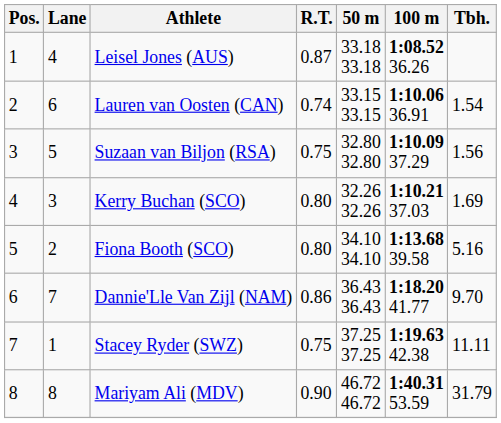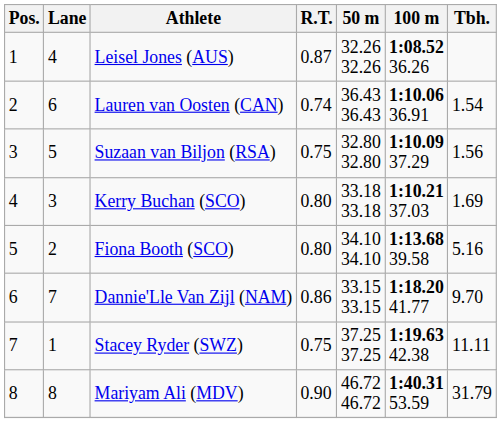(361, 56) 33.18 33.18 -> (361, 56) 32.26 32.26
(361, 104) 33.15 33.15 -> (361, 104) 36.43 36.43
(361, 201) 32.26 32.26 -> (361, 201) 33.18 33.18
(361, 297) 36.43 36.43 -> (361, 297) 33.15 33.15
